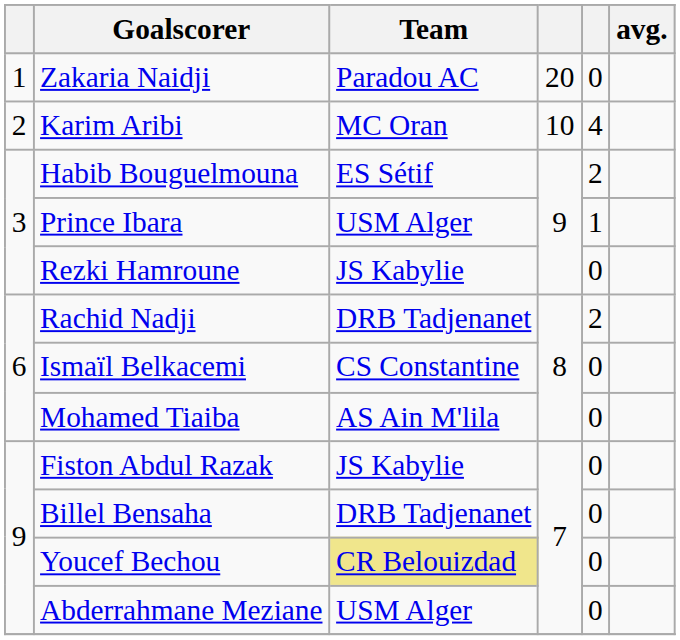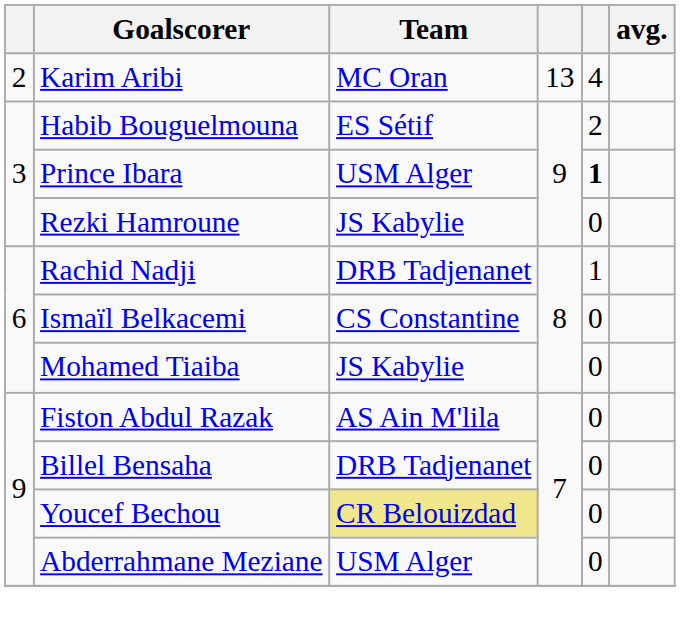- row: (125, 77)
(560, 125) 10 -> (560, 77) 13
(595, 222) normal -> (595, 173) bold
(595, 319) 2 -> (595, 270) 1
(418, 415) AS Ain M'lila -> (400, 367) JS Kabylie
(400, 464) JS Kabylie -> (418, 415) AS Ain M'lila
